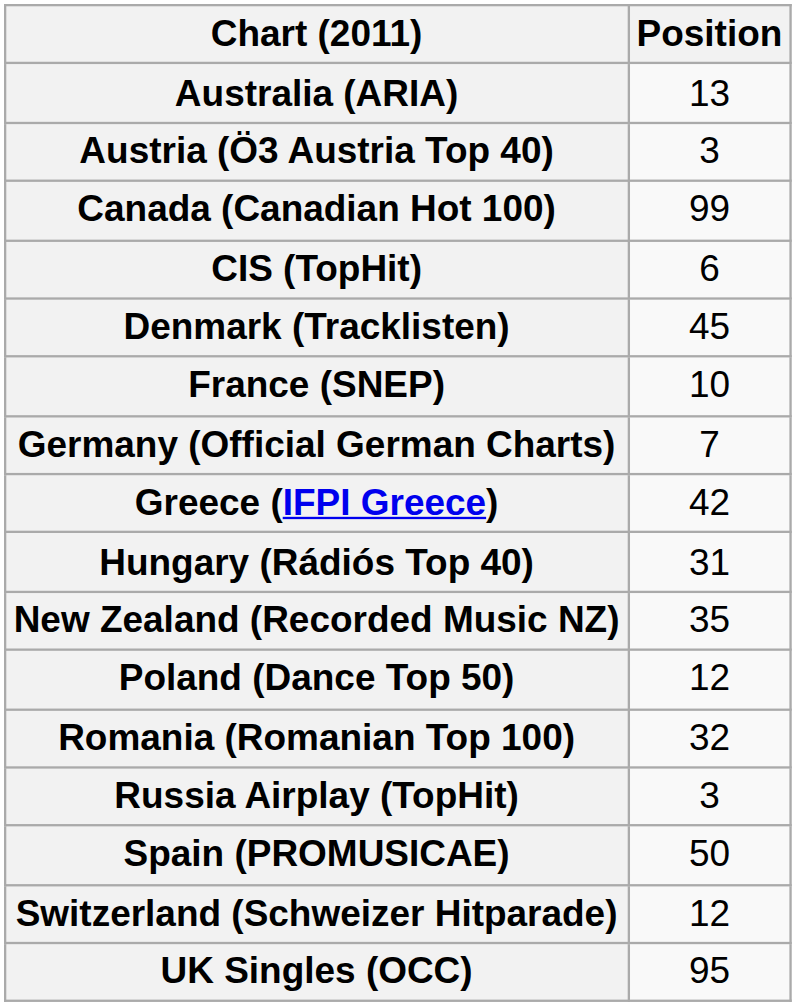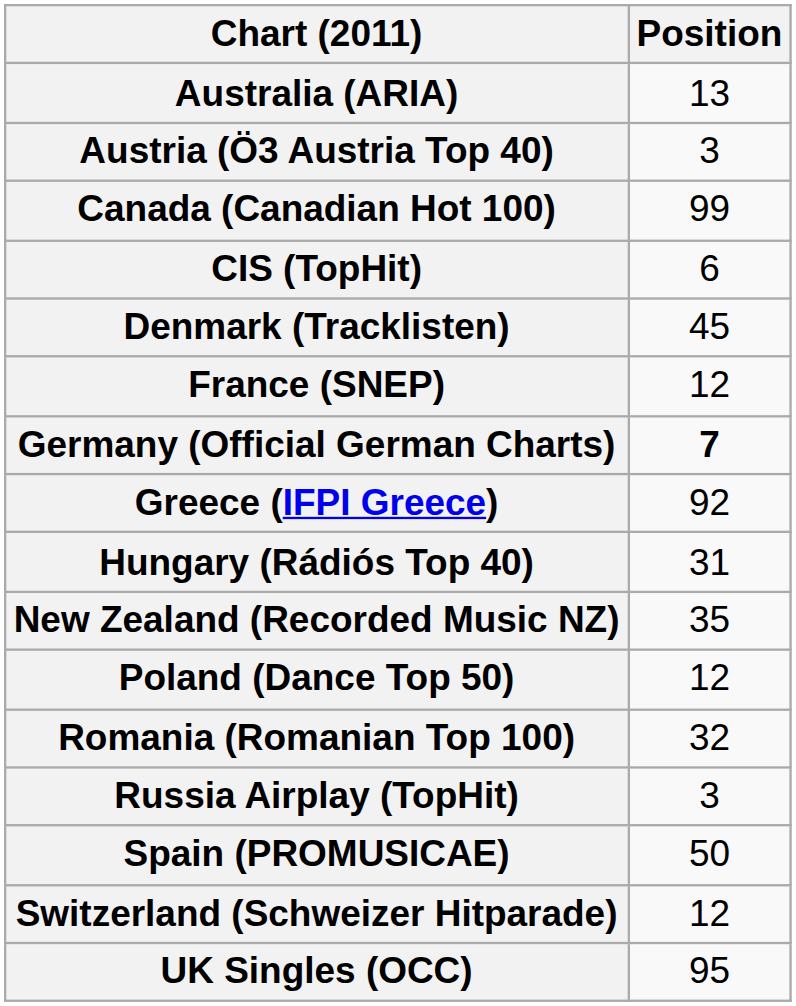(709, 385) 10 -> (709, 385) 12
(709, 444) normal -> (709, 444) bold
(709, 502) 42 -> (709, 502) 92
